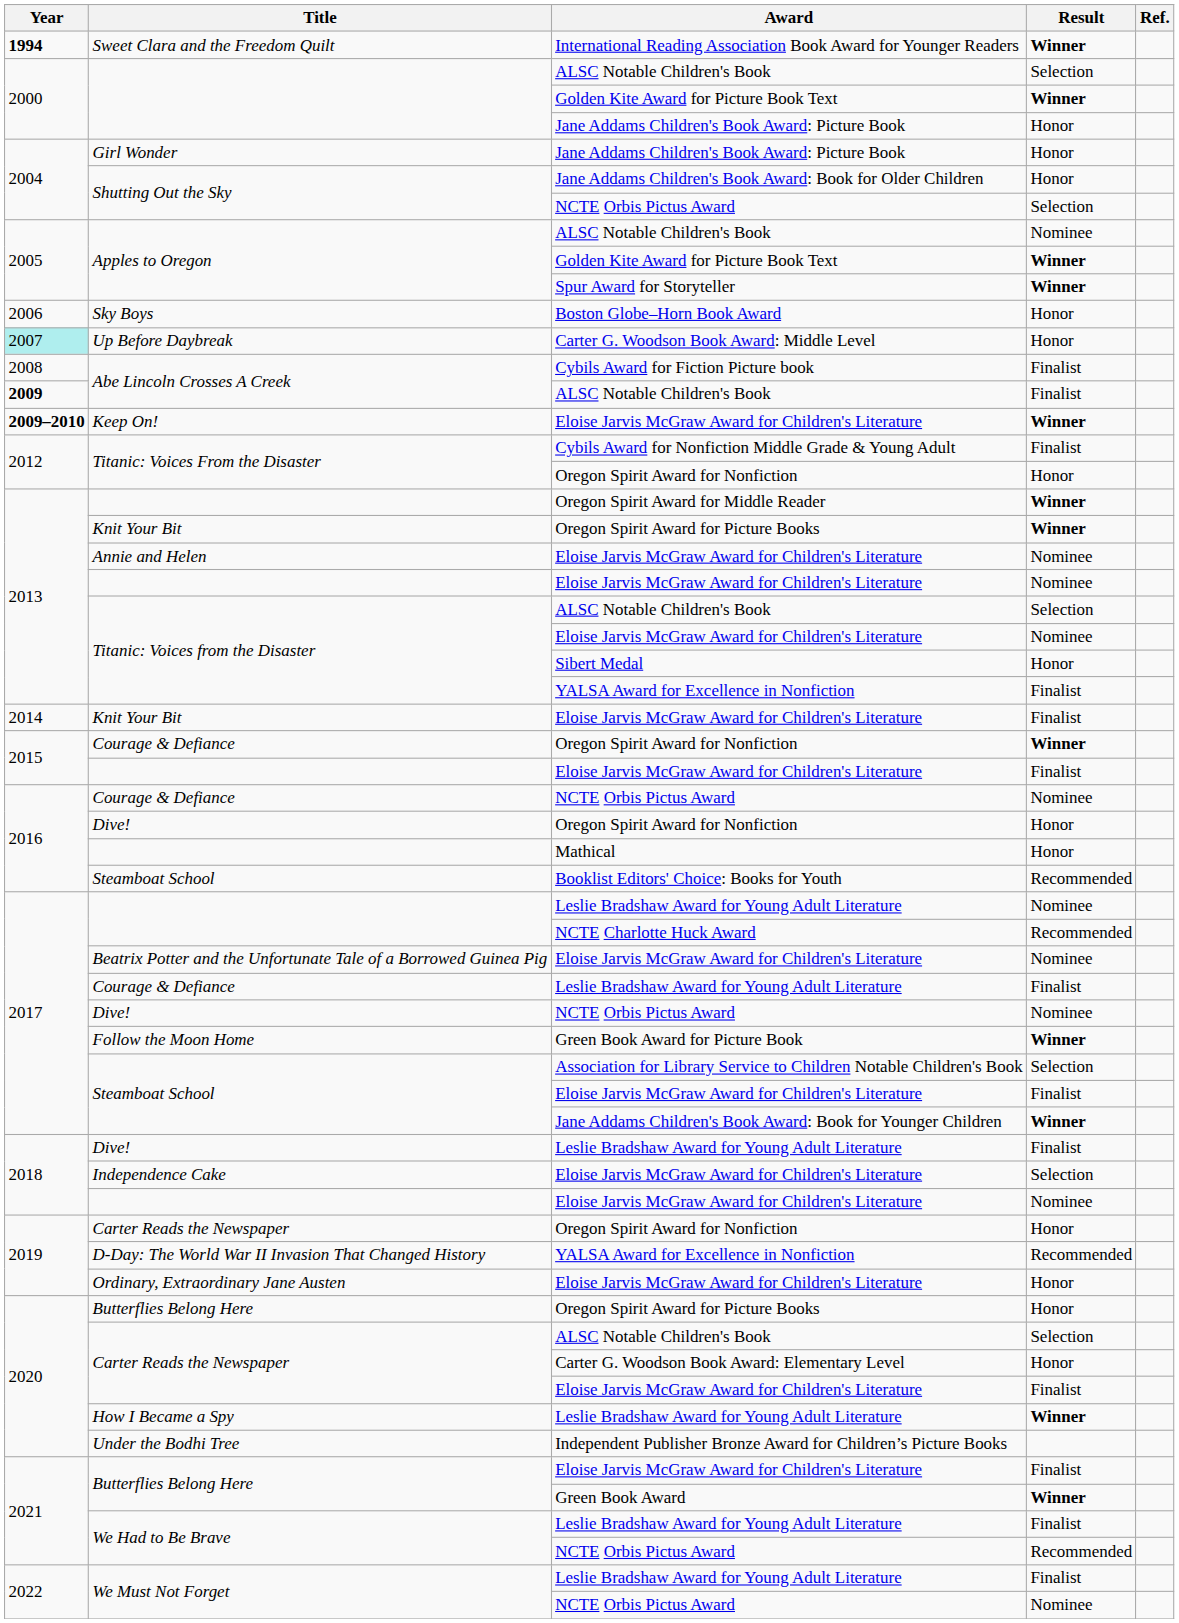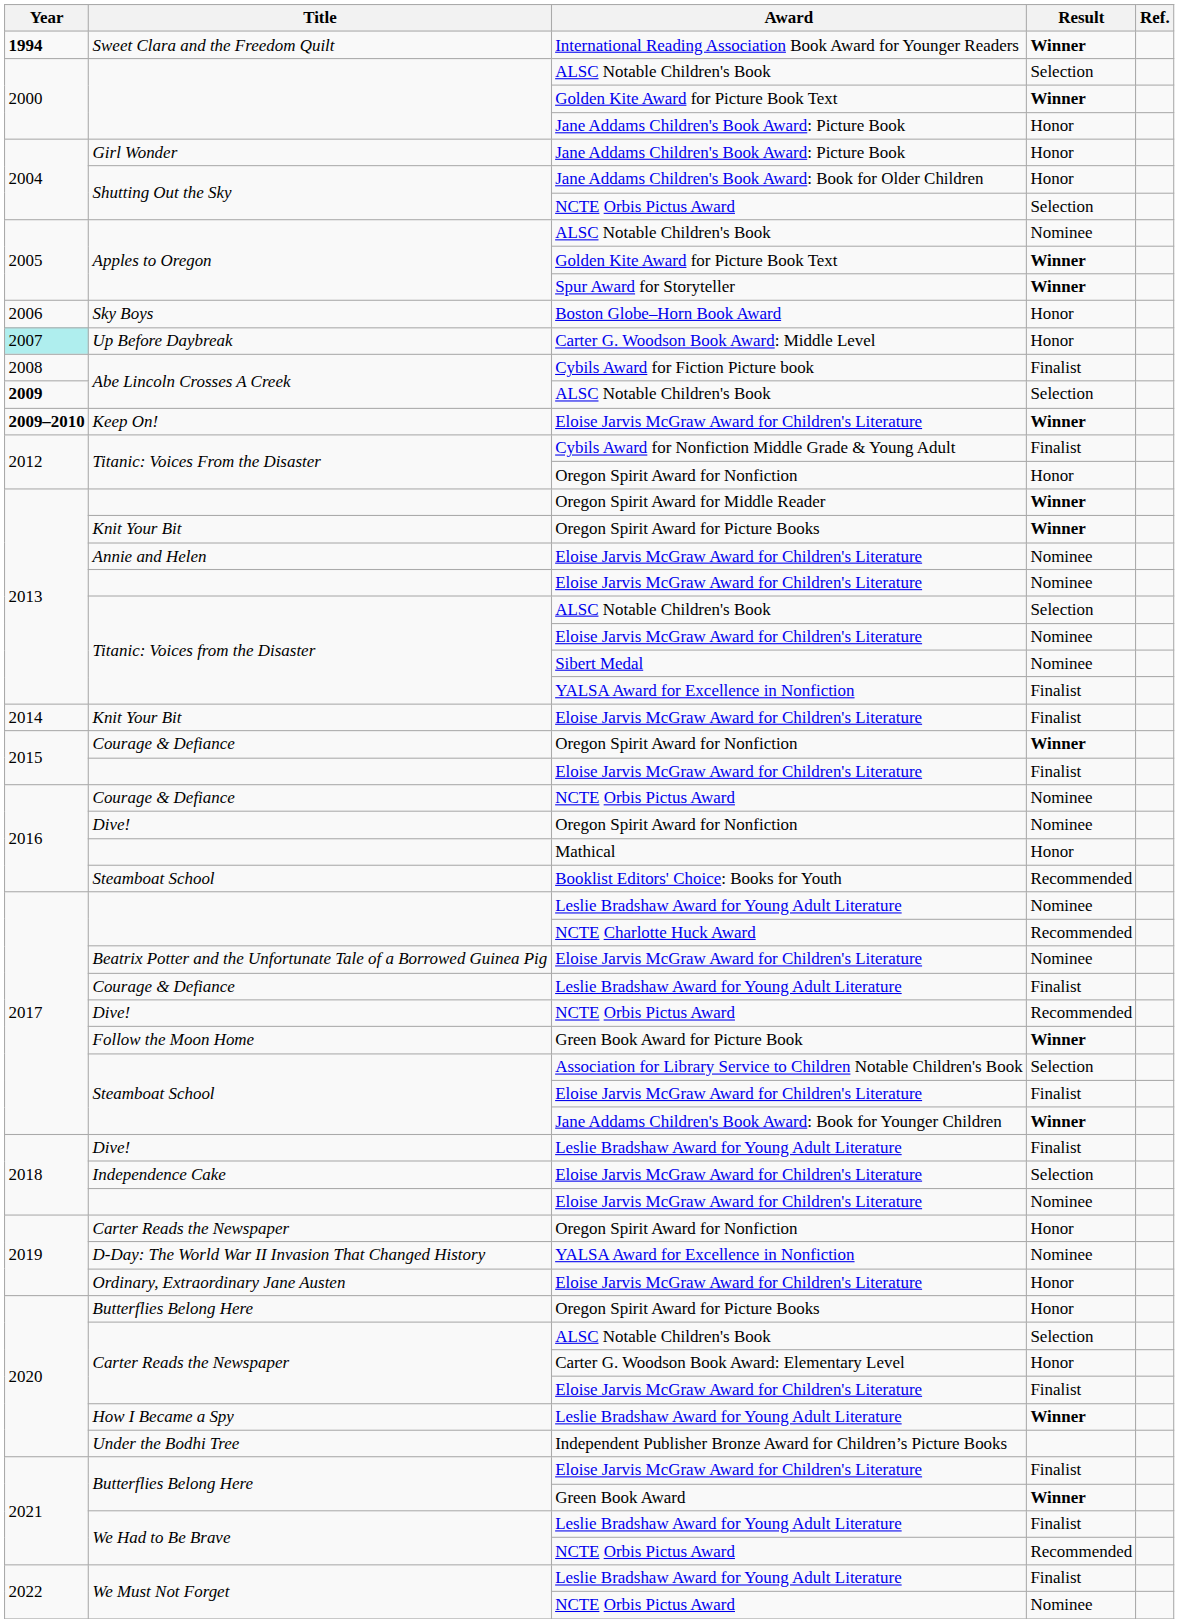(1056, 394) Finalist -> (1062, 394) Selection
(1052, 663) Honor -> (1062, 663) Nominee
(1052, 824) Honor -> (1062, 824) Nominee
(1062, 1013) Nominee -> (1081, 1013) Recommended
(1081, 1255) Recommended -> (1062, 1255) Nominee
